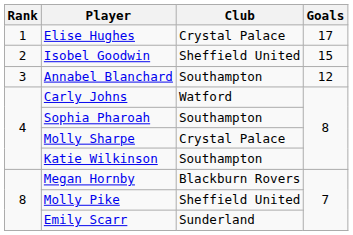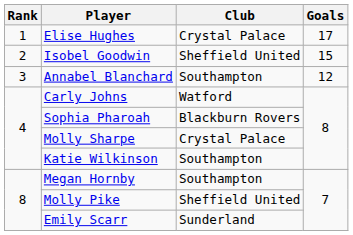(221, 118) Southampton -> (240, 118) Blackburn Rovers
(240, 179) Blackburn Rovers -> (221, 179) Southampton
